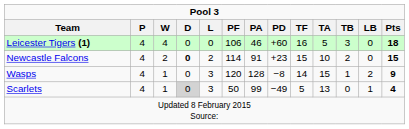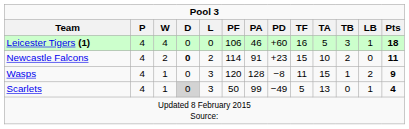(370, 43) 0 -> (370, 43) 1
(393, 58) 15 -> (393, 58) 11
(302, 74) 14 -> (302, 74) 11
